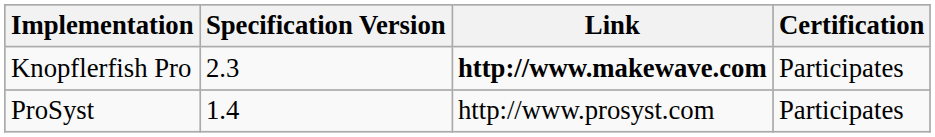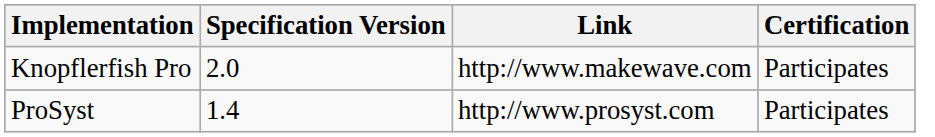(223, 68) 2.3 -> (223, 68) 2.0
(612, 68) bold -> (605, 68) normal
